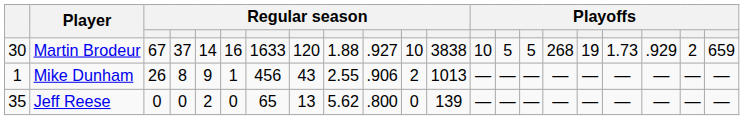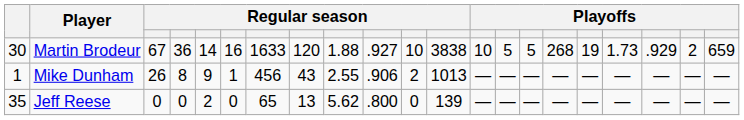(182, 50) 37 -> (182, 50) 36
